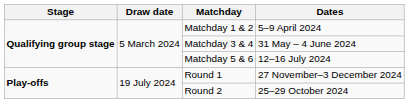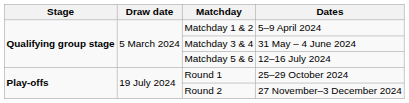(330, 75) 27 November–3 December 2024 -> (303, 75) 25–29 October 2024
(303, 91) 25–29 October 2024 -> (330, 91) 27 November–3 December 2024
